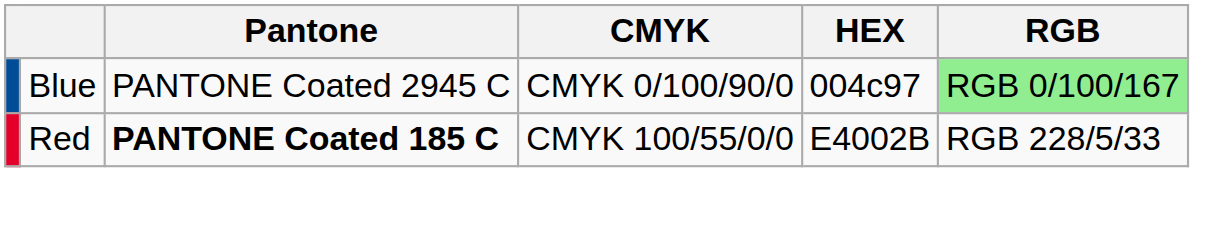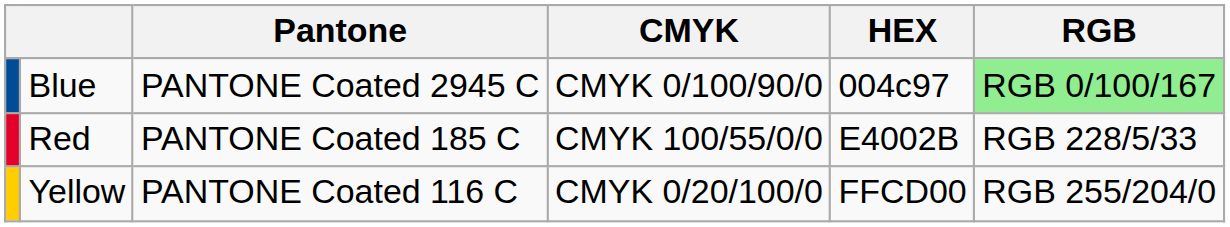(306, 138) bold -> (331, 138) normal
+ row: (77, 192)
